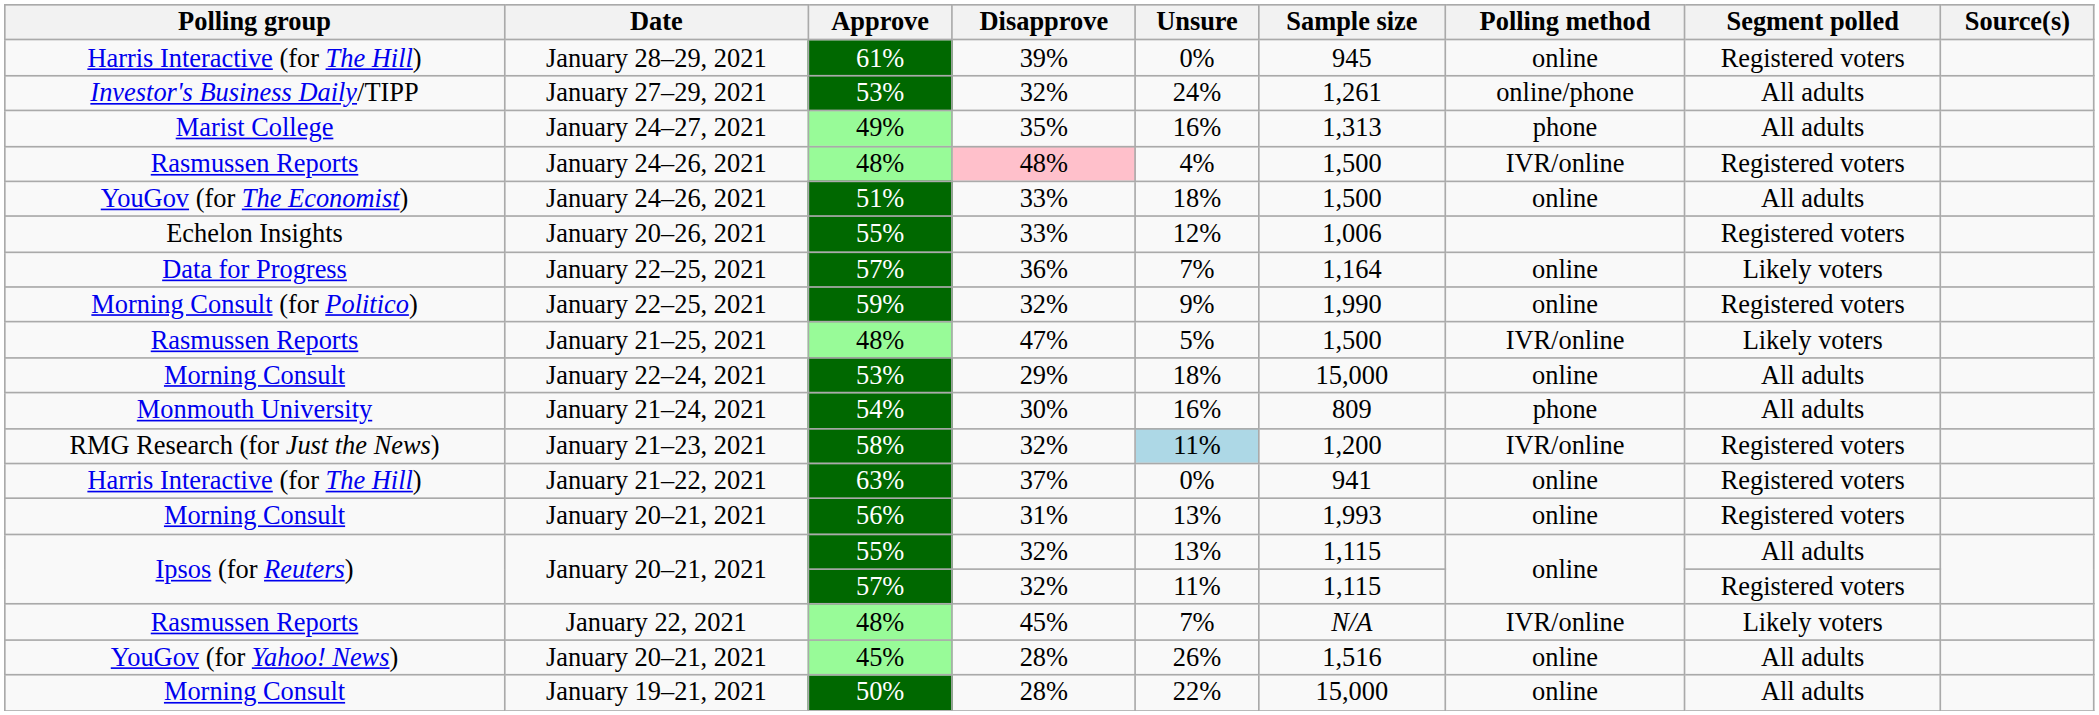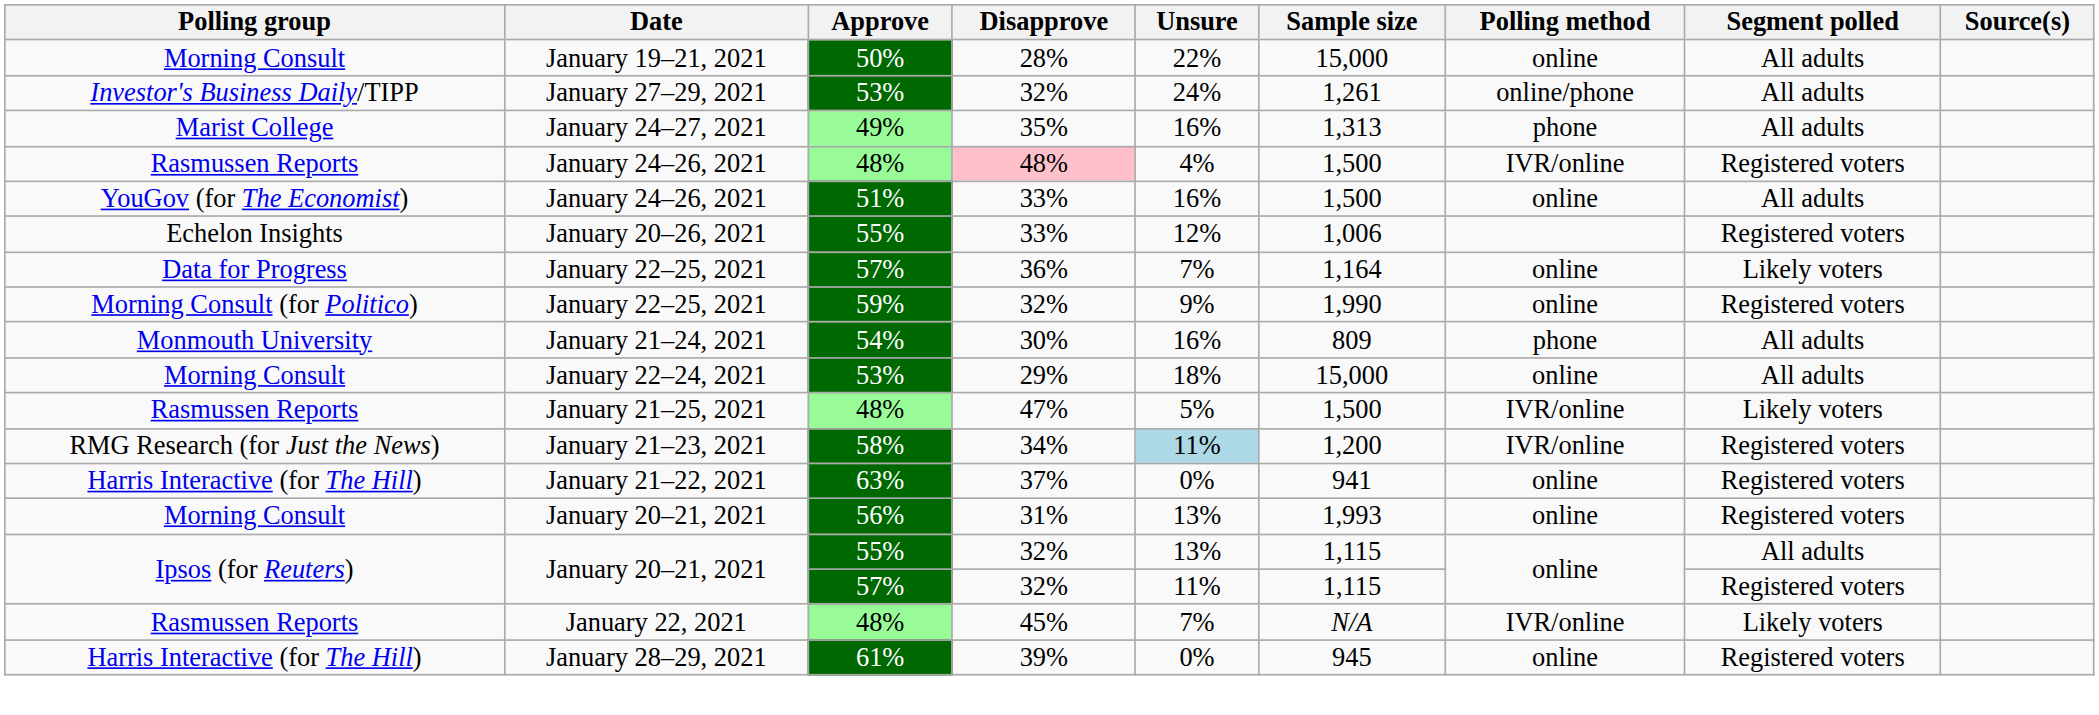rows swapped: (656, 57) <-> (656, 692)
(1197, 198) 18% -> (1197, 198) 16%
rows swapped: (656, 339) <-> (656, 410)
(1044, 445) 32% -> (1044, 445) 34%
- row: (656, 656)
